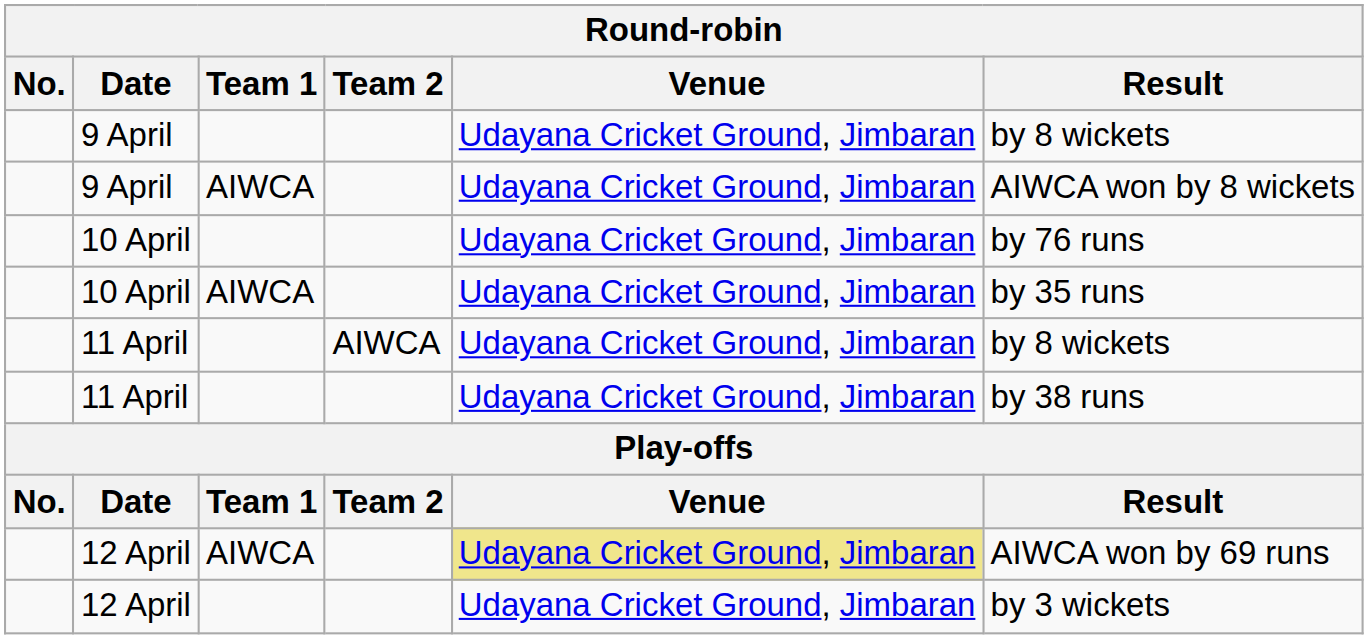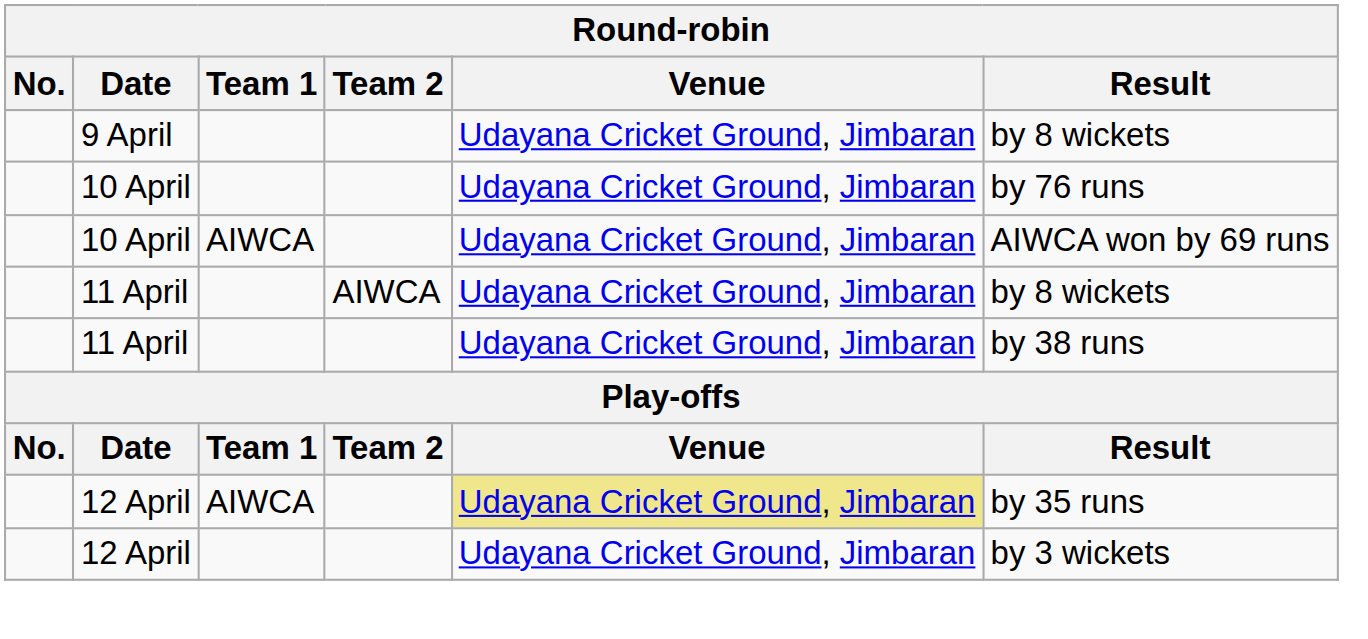- row: (127, 187)
(1068, 291) by 35 runs -> (1160, 239) AIWCA won by 69 runs
(1160, 553) AIWCA won by 69 runs -> (1068, 501) by 35 runs
